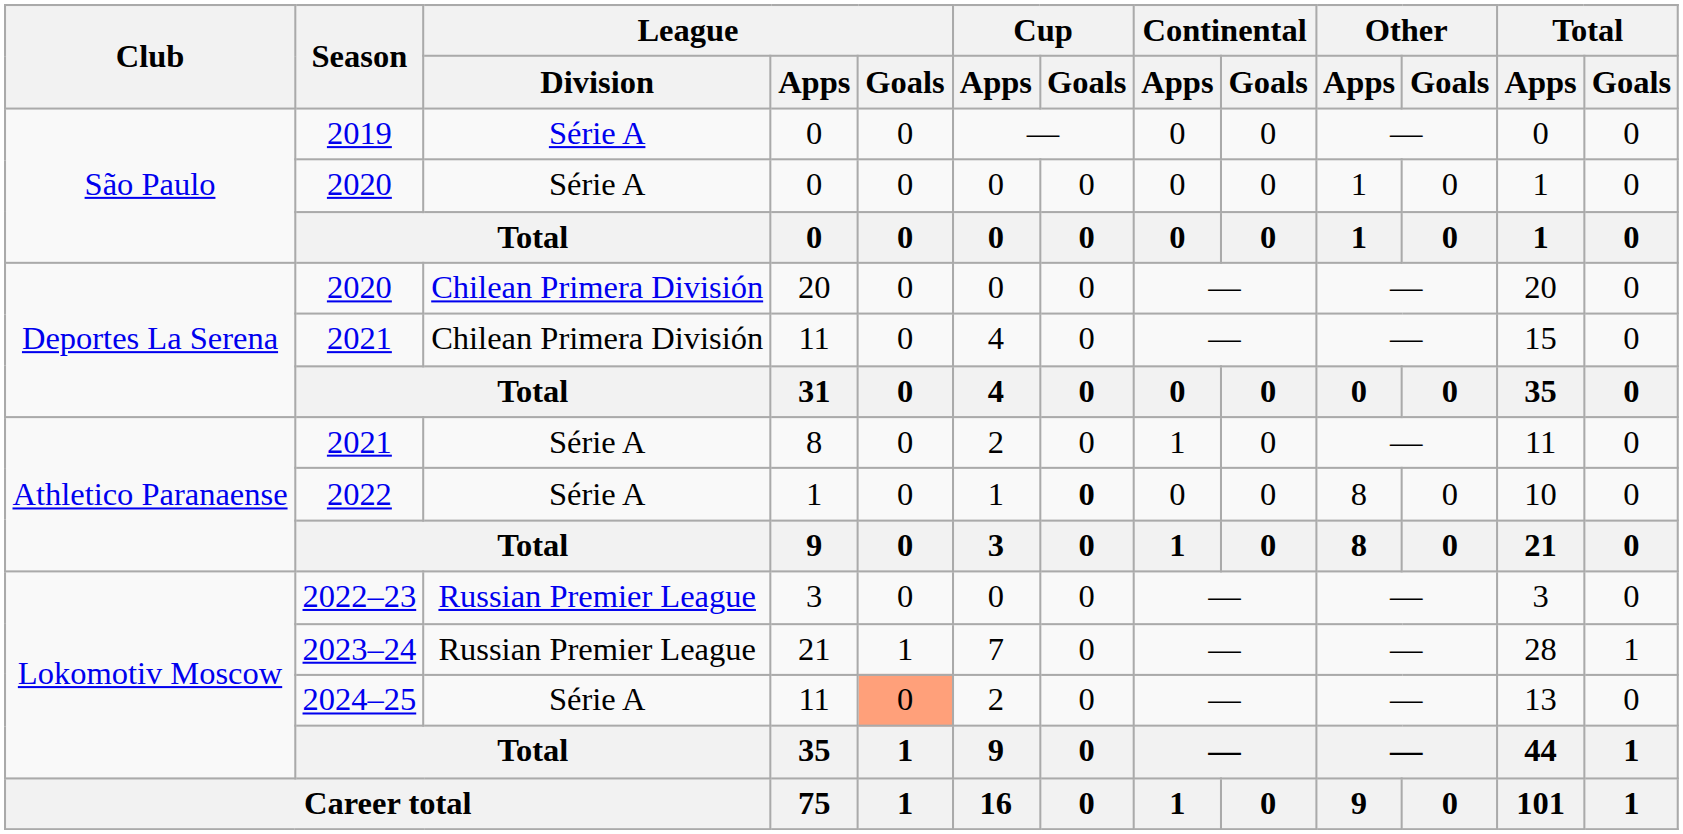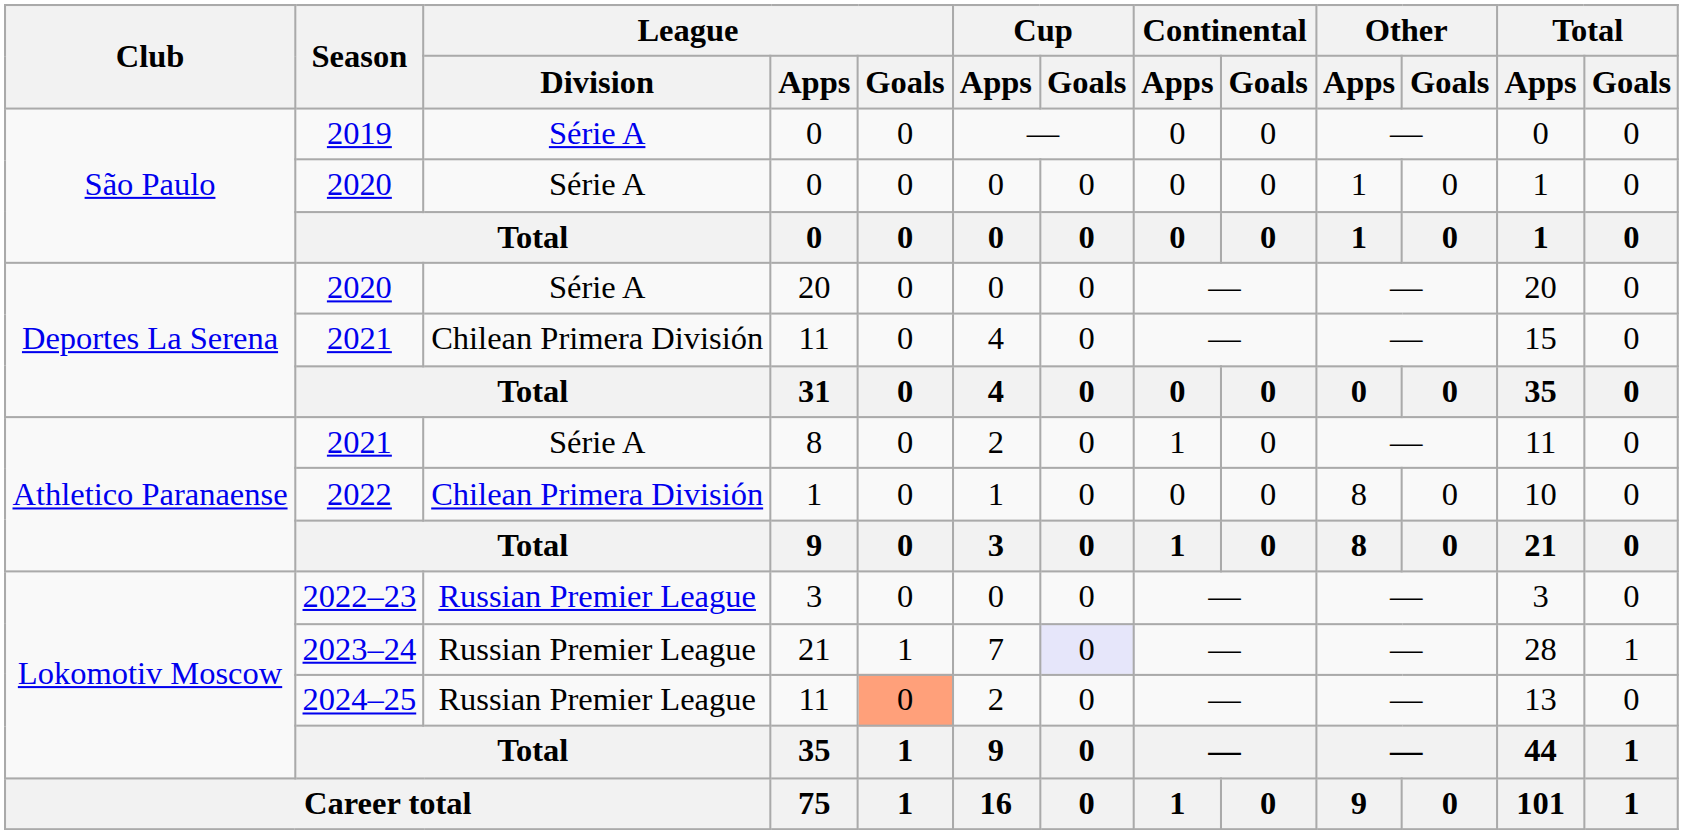(597, 287) Chilean Primera División -> (597, 287) Série A
(597, 493) Série A -> (597, 493) Chilean Primera División
(1087, 493) bold -> (1087, 493) normal
(1087, 648) no background -> (1087, 648) lavender background
(597, 699) Série A -> (597, 699) Russian Premier League
